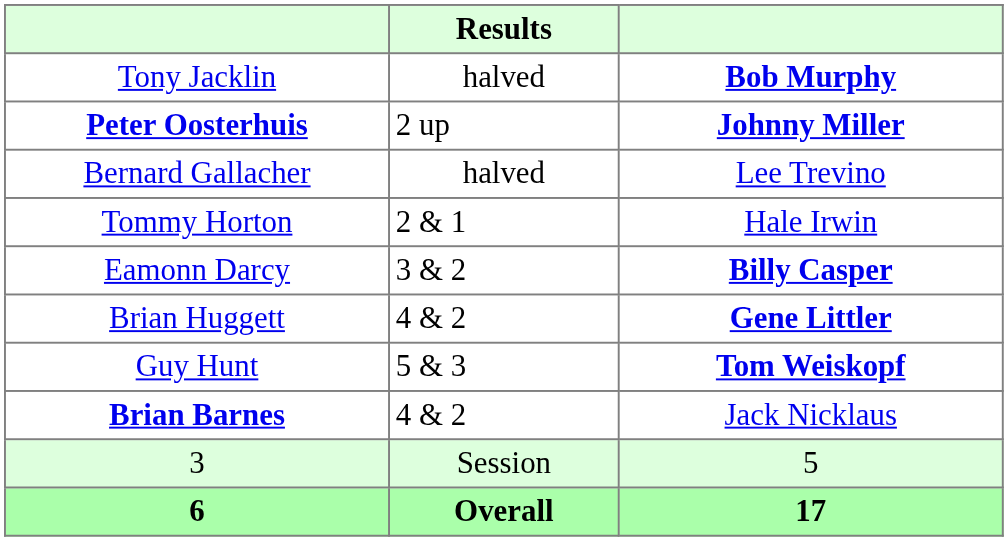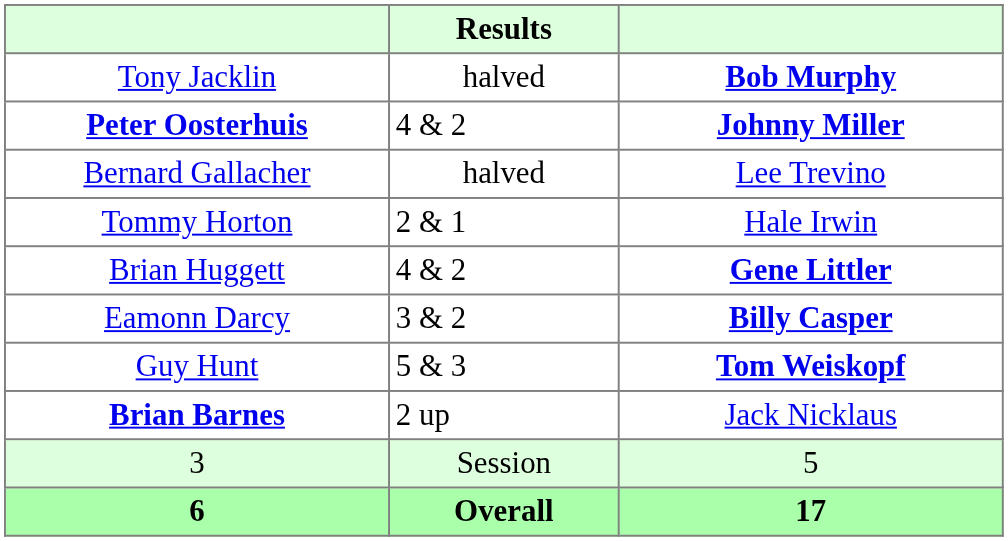(423, 125) 2 up -> (431, 125) 4 & 2
rows swapped: (197, 318) <-> (197, 269)
(431, 414) 4 & 2 -> (423, 414) 2 up
